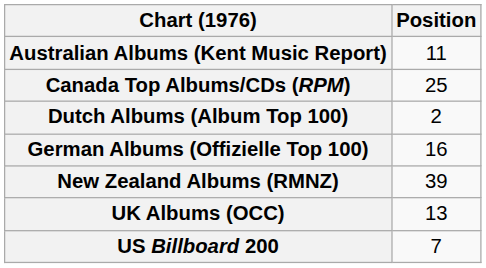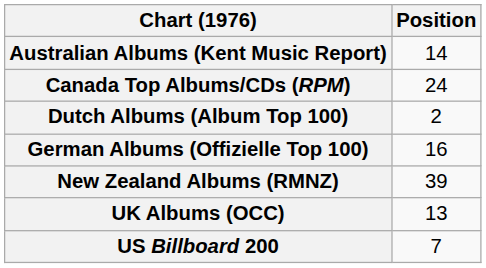(436, 52) 11 -> (436, 52) 14
(436, 85) 25 -> (436, 85) 24
